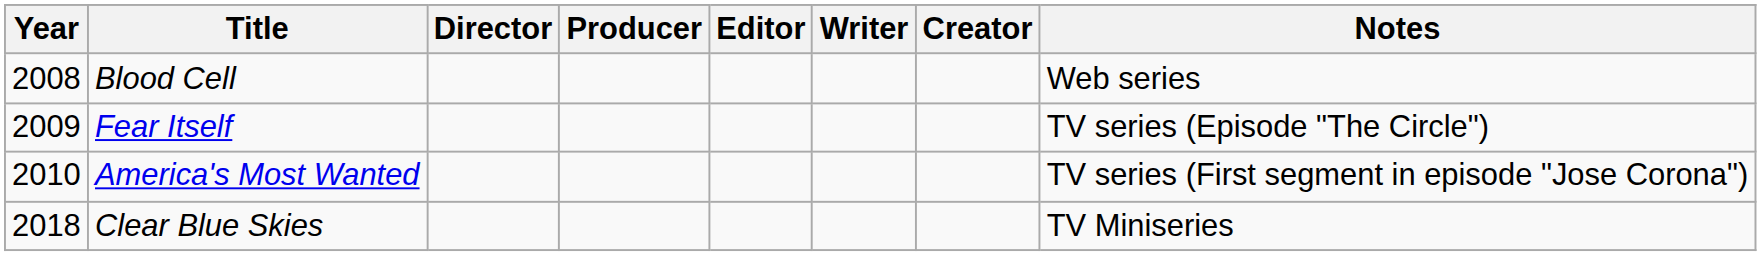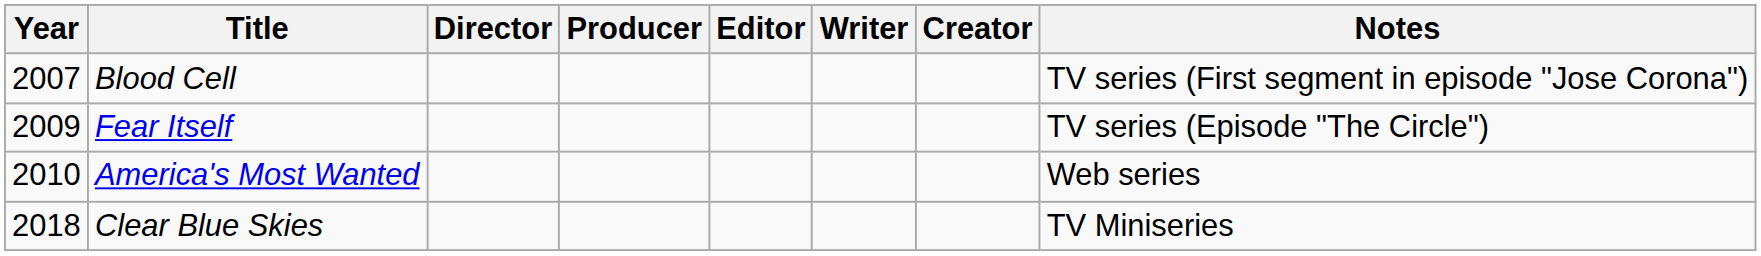(46, 77) 2008 -> (46, 77) 2007
(1124, 77) Web series -> (1397, 77) TV series (First segment in episode "Jose Corona")
(1397, 175) TV series (First segment in episode "Jose Corona") -> (1124, 175) Web series
